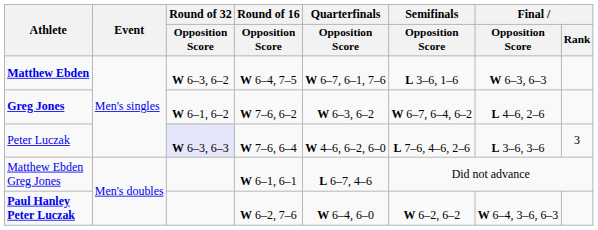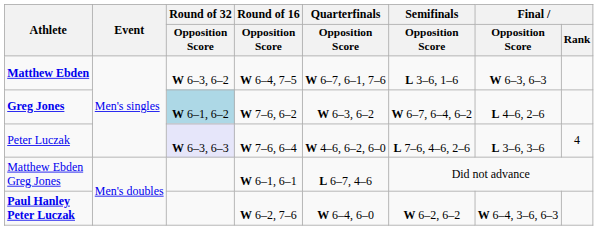(200, 114) no background -> (200, 114) lightblue background
(577, 141) 3 -> (577, 141) 4
